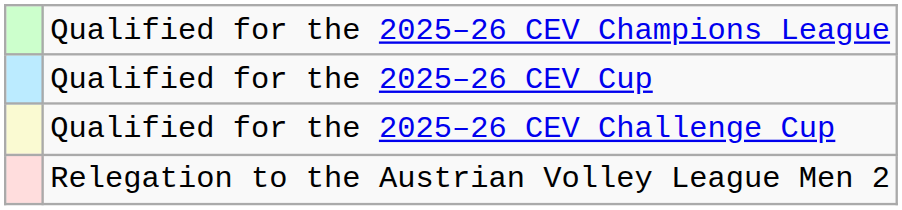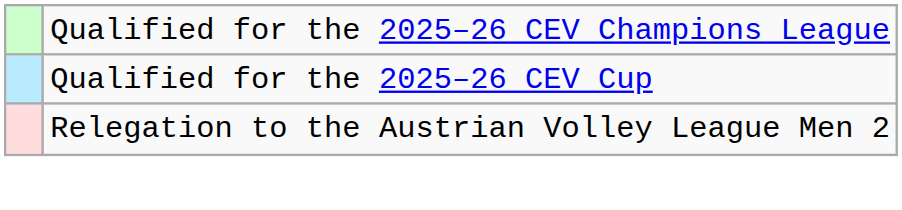- row: (443, 129)
